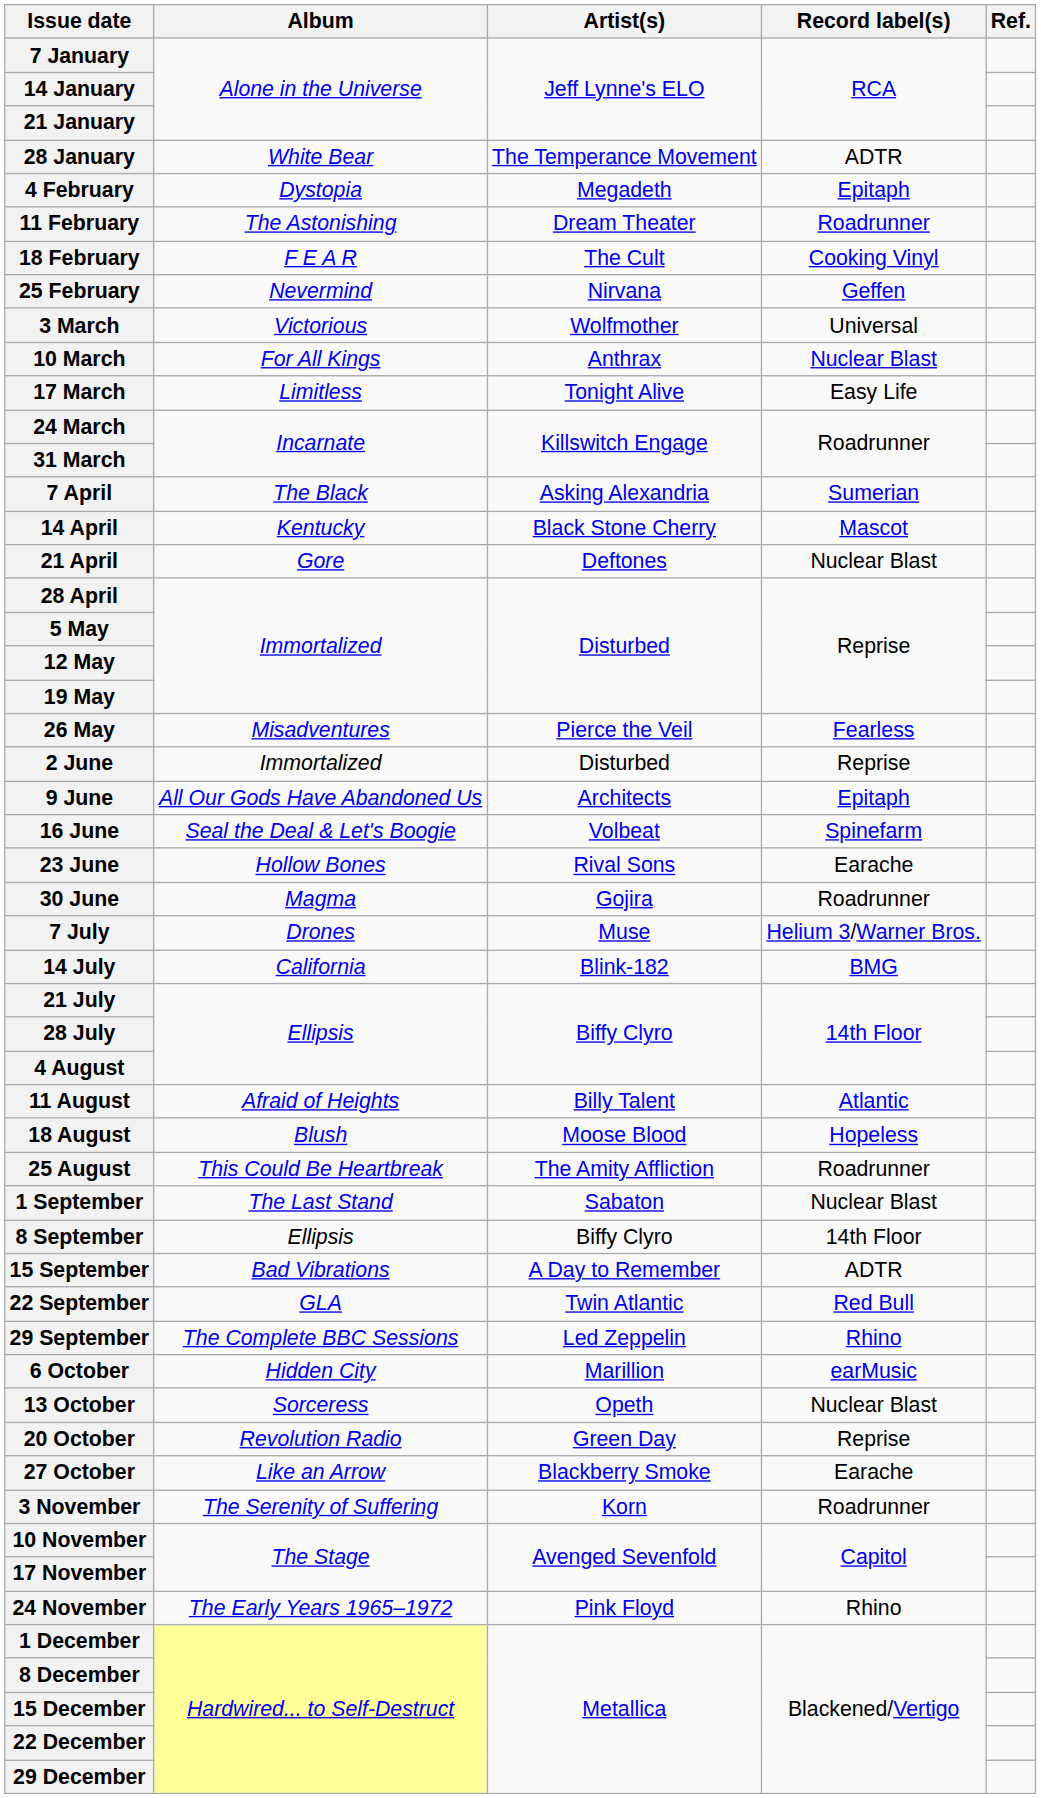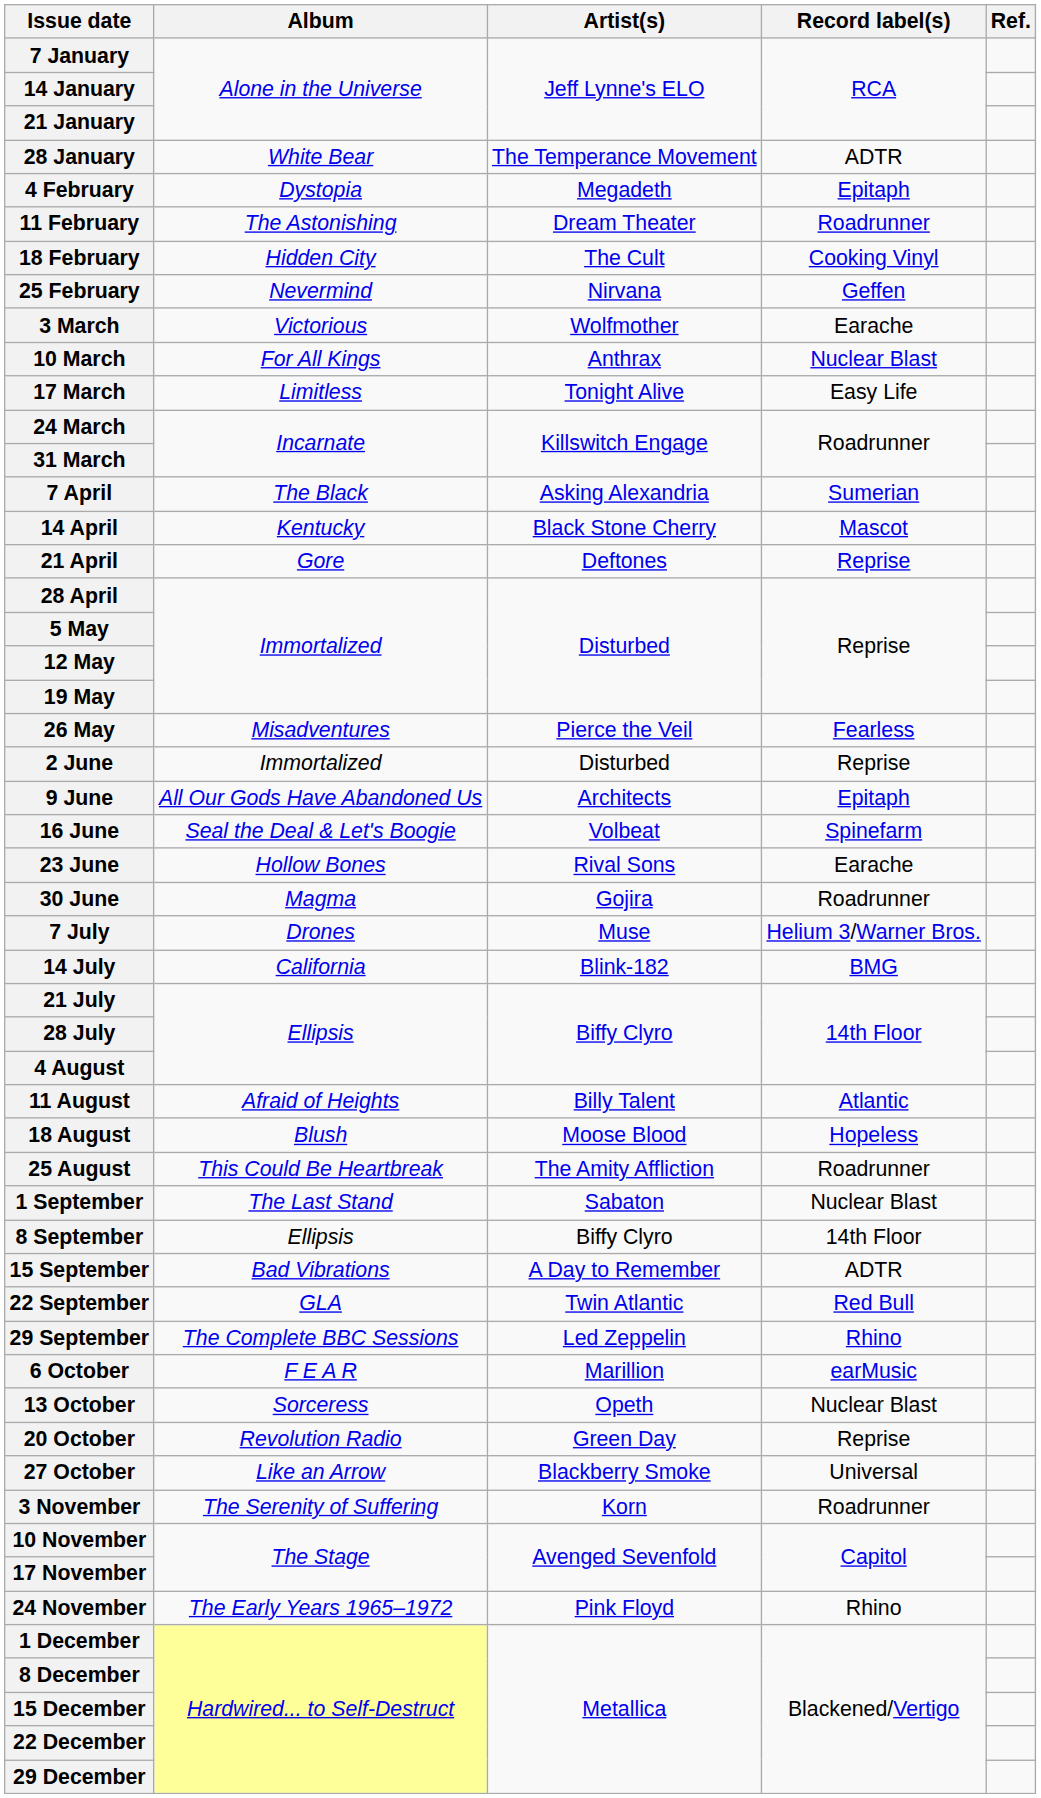(321, 257) F E A R -> (321, 257) Hidden City
(874, 325) Universal -> (874, 325) Earache
(874, 561) Nuclear Blast -> (874, 561) Reprise
(321, 1371) Hidden City -> (321, 1371) F E A R
(874, 1472) Earache -> (874, 1472) Universal
